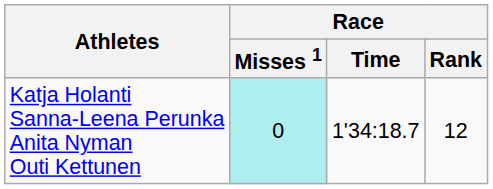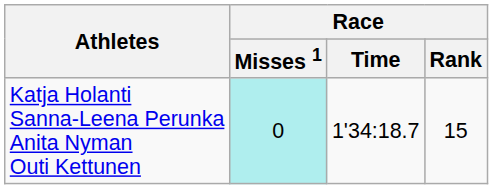(456, 131) 12 -> (456, 131) 15
